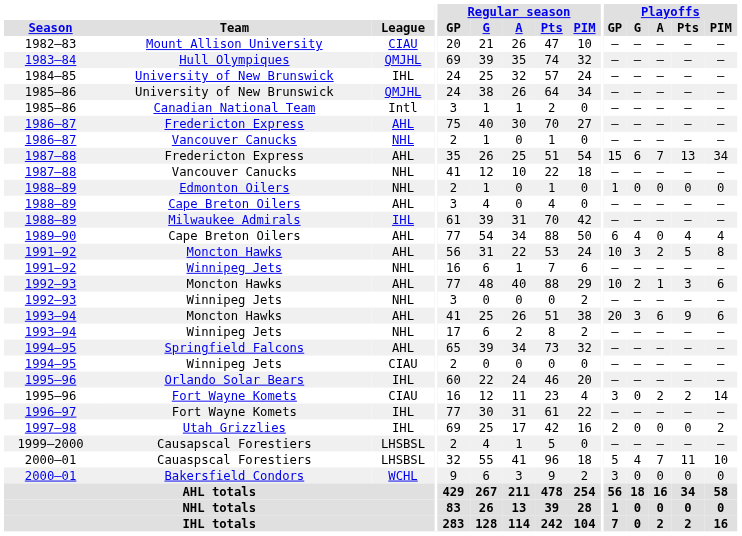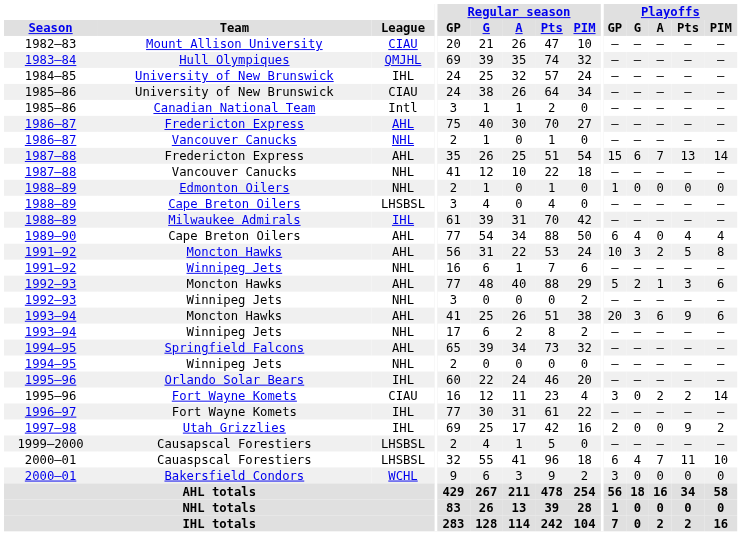(403, 92) QMJHL -> (403, 92) CIAU
(721, 156) 34 -> (721, 156) 14
(403, 204) AHL -> (403, 204) LHSBSL
(615, 284) 10 -> (615, 284) 5
(403, 364) CIAU -> (403, 364) NHL
(688, 427) 0 -> (688, 427) 9
(615, 459) 5 -> (615, 459) 6
